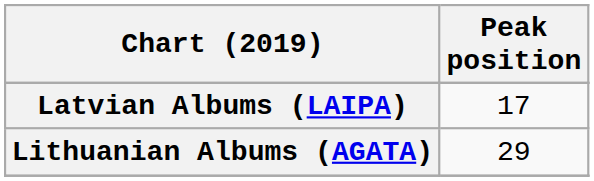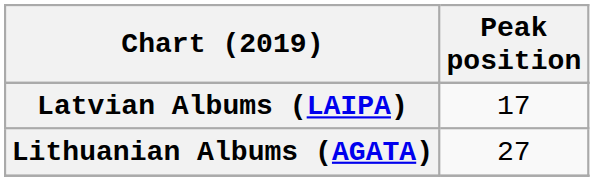(514, 152) 29 -> (514, 152) 27
